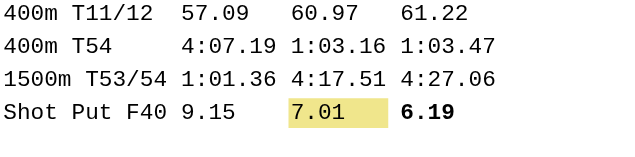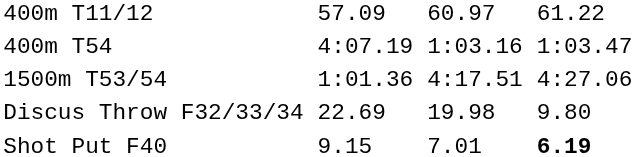+ row: (153, 113)
(318, 113) khaki background -> (455, 146) no background
